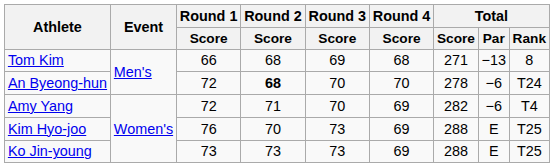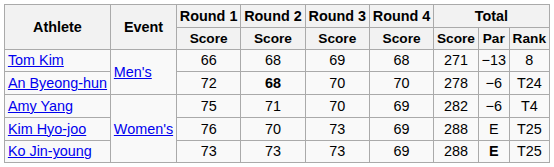(209, 106) 72 -> (209, 106) 75
(494, 151) normal -> (494, 151) bold
